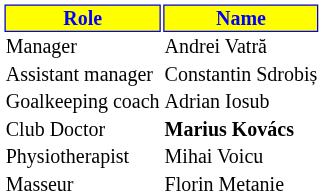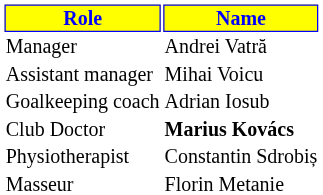(241, 74) Constantin Sdrobiș -> (214, 74) Mihai Voicu
(214, 156) Mihai Voicu -> (241, 156) Constantin Sdrobiș
